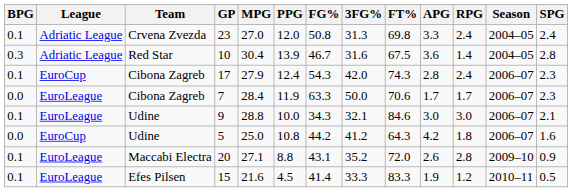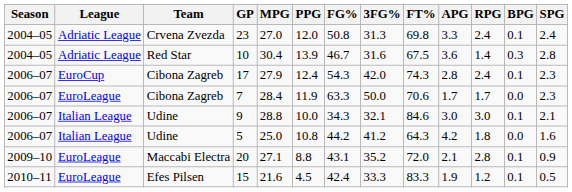columns swapped: (511, 14) <-> (21, 14)
(71, 116) EuroLeague -> (95, 116) Italian League
(63, 136) EuroCup -> (95, 136) Italian League
(431, 156) 2.6 -> (450, 156) 2.1
(320, 177) 41.4 -> (338, 177) 42.4
